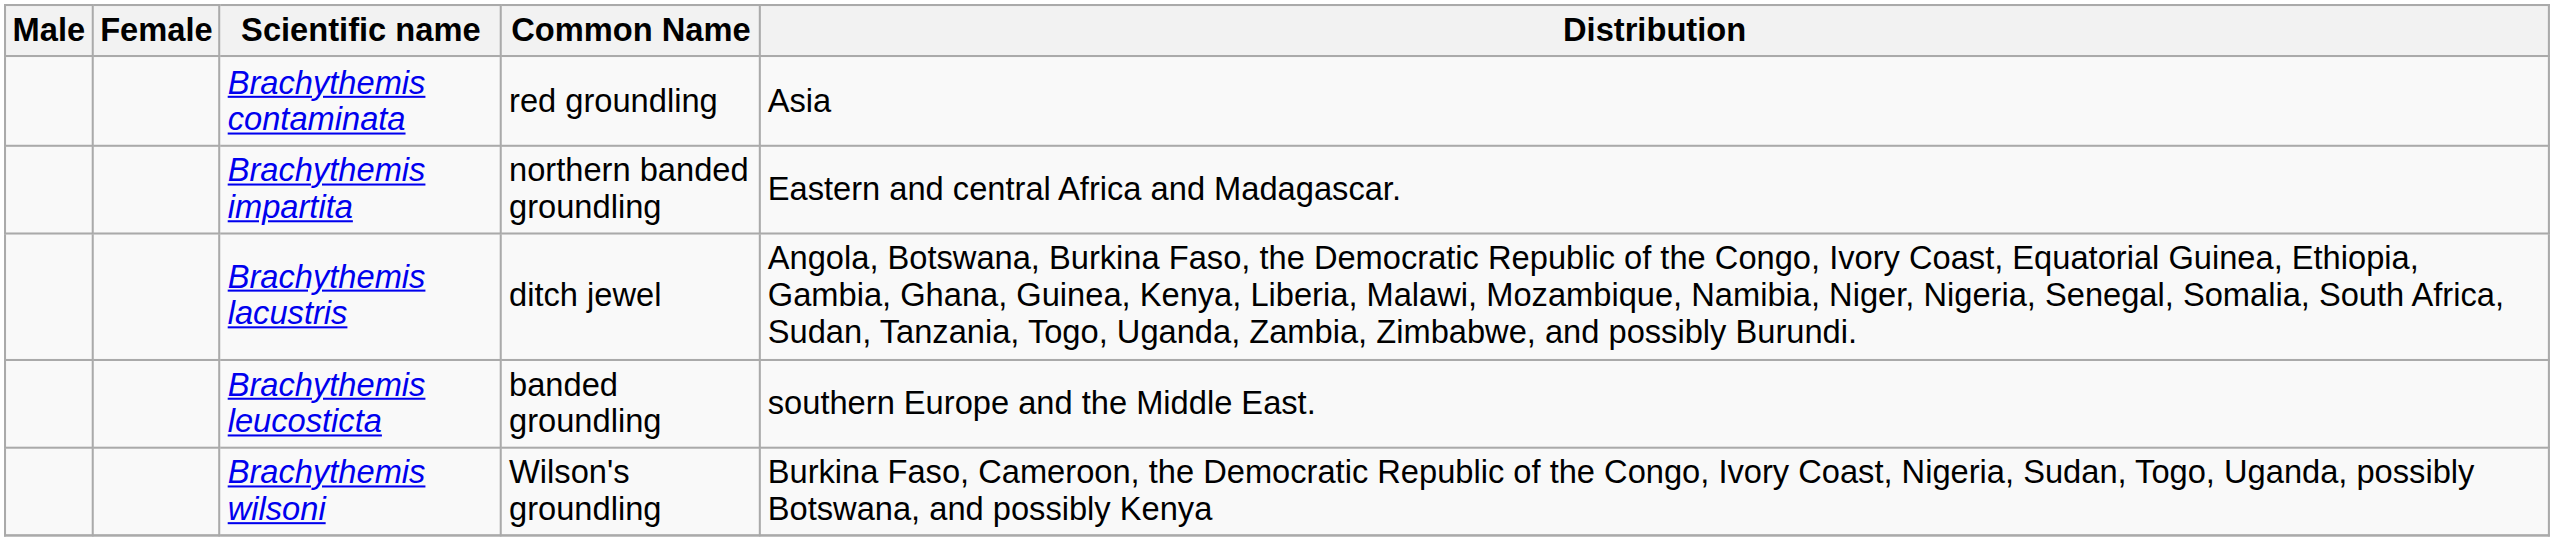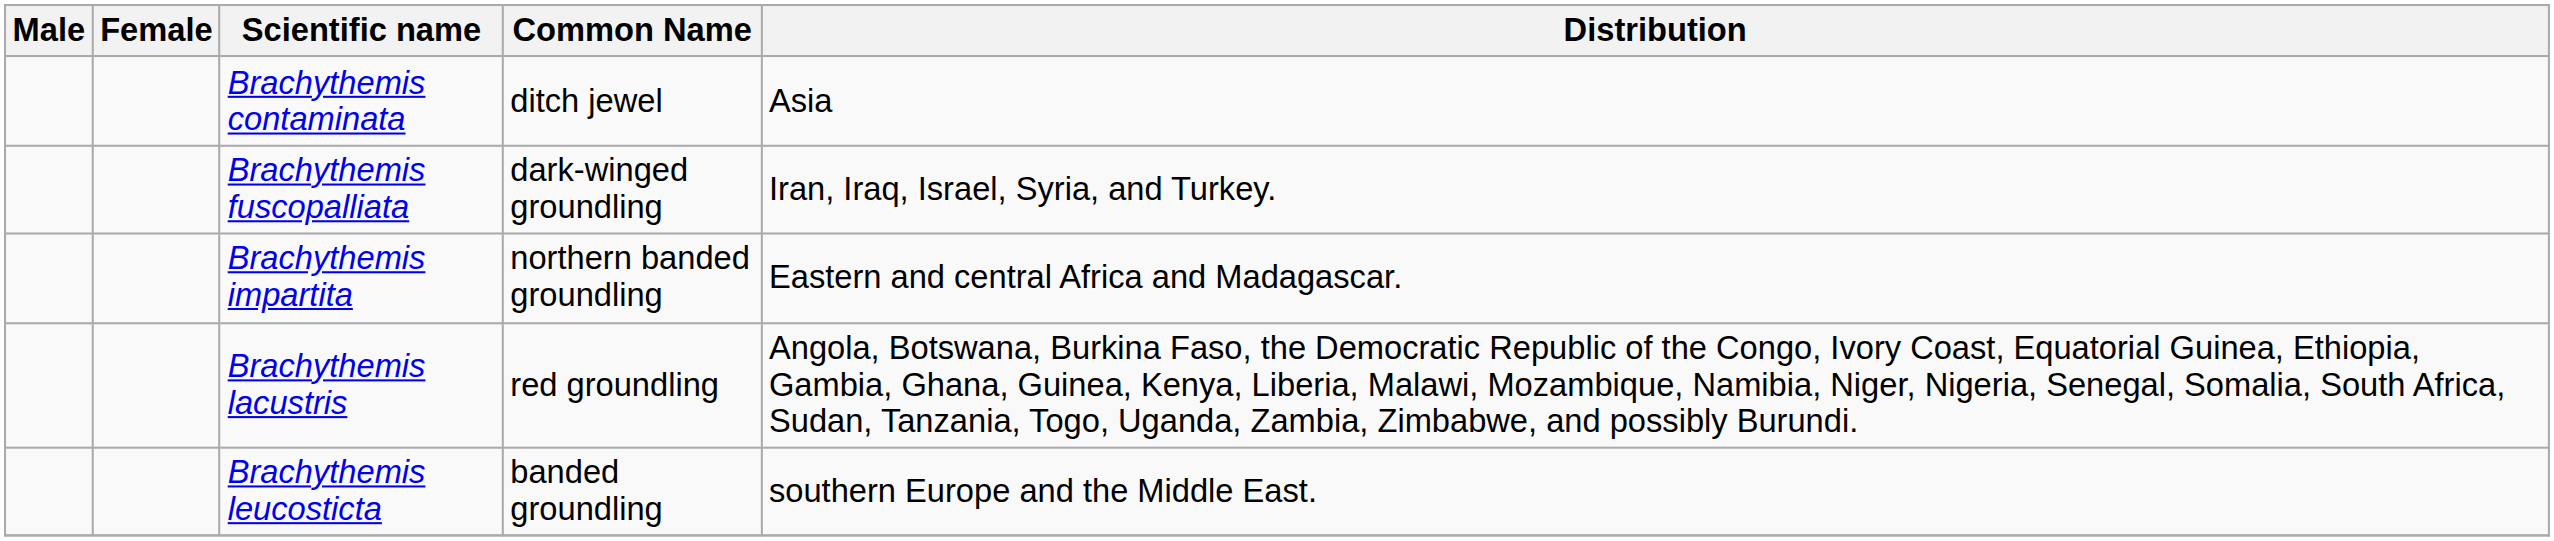(613, 100) red groundling -> (586, 100) ditch jewel
+ row: (327, 188)
(585, 295) ditch jewel -> (615, 384) red groundling
- row: (327, 491)
